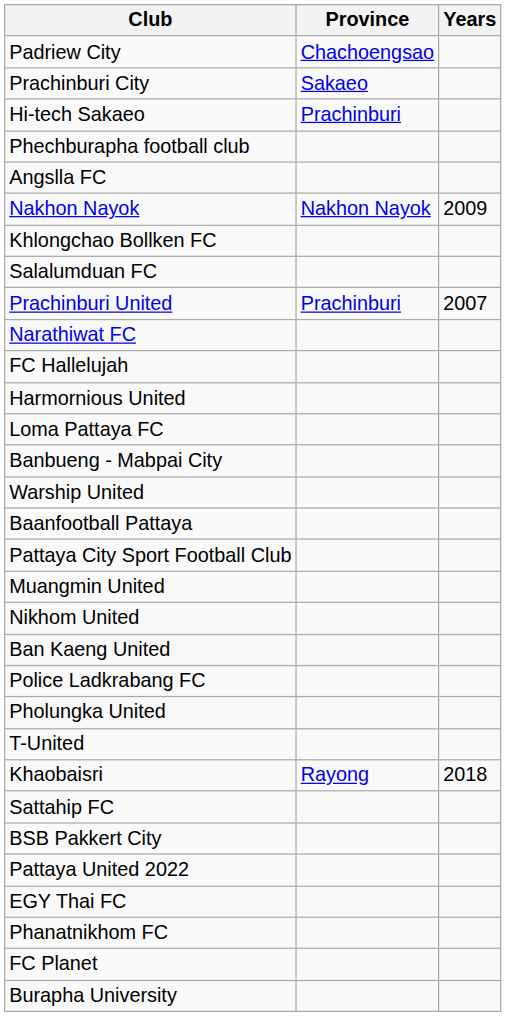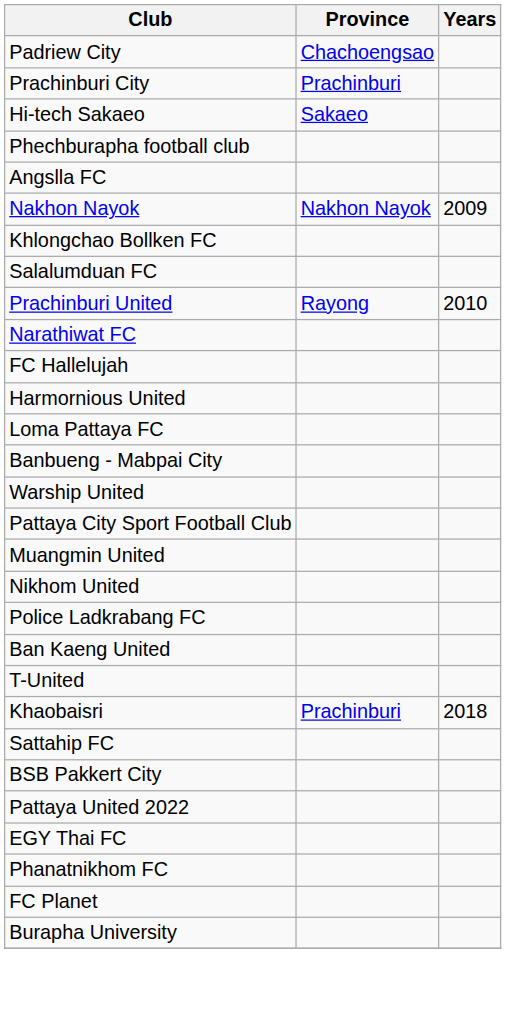(334, 83) Sakaeo -> (351, 83) Prachinburi
(351, 114) Prachinburi -> (334, 114) Sakaeo
(351, 303) Prachinburi -> (335, 303) Rayong
(465, 303) 2007 -> (465, 303) 2010
- row: (101, 523)
rows swapped: (107, 680) <-> (90, 649)
- row: (88, 712)
(335, 775) Rayong -> (351, 712) Prachinburi
